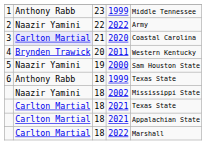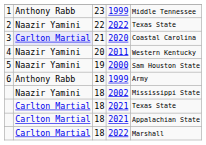(140, 25) Army -> (154, 25) Texas State
(53, 52) Brynden Trawick -> (48, 52) Naazir Yamini
(154, 79) Texas State -> (140, 79) Army
